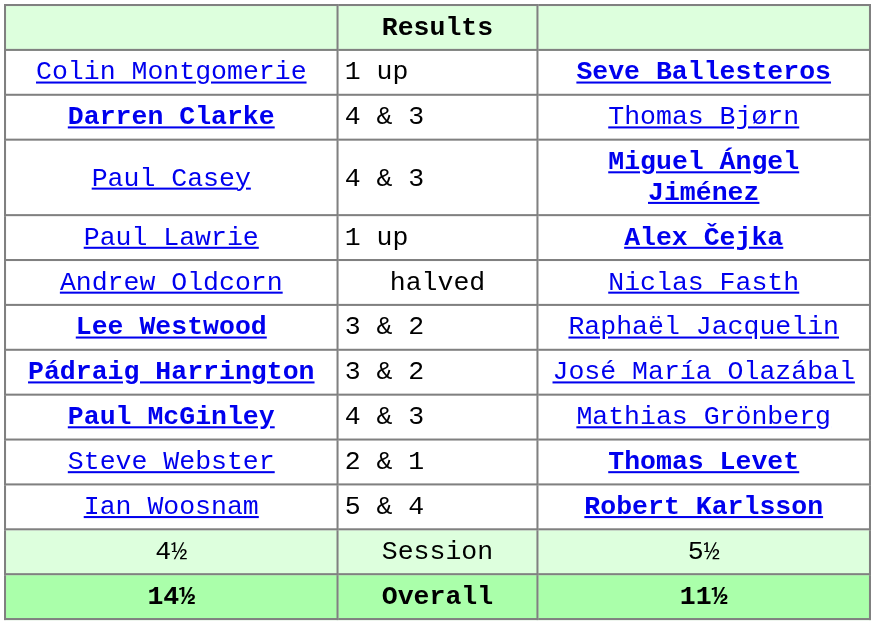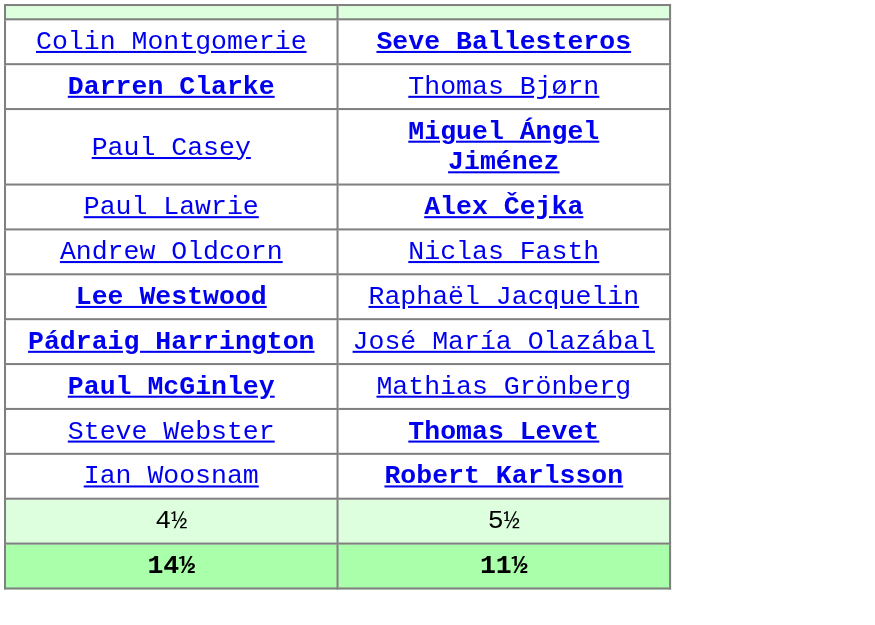- column: (437, 27)
